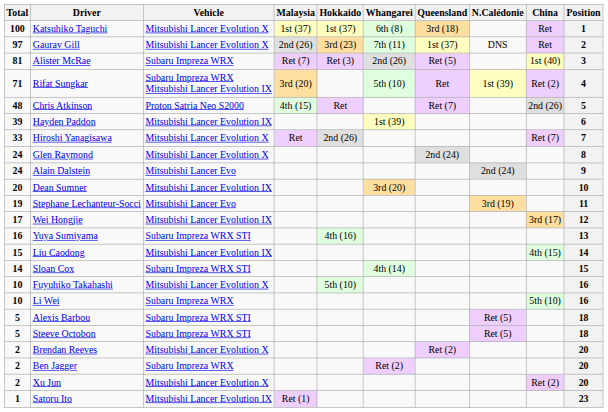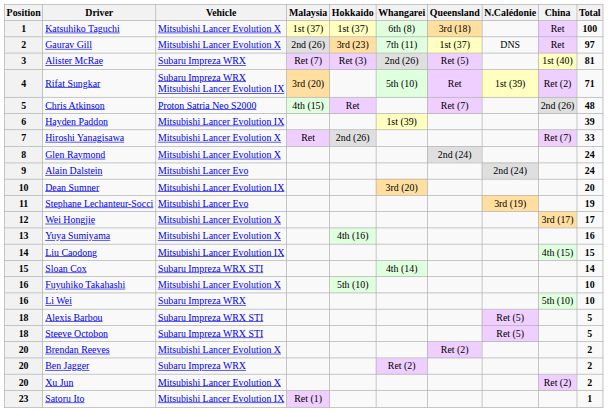columns swapped: (584, 12) <-> (17, 12)
(209, 220) Mitsubishi Lancer Evolution IX -> (219, 220) Mitsubishi Lancer Evolution X
(198, 236) Subaru Impreza WRX STI -> (219, 236) Mitsubishi Lancer Evolution X
